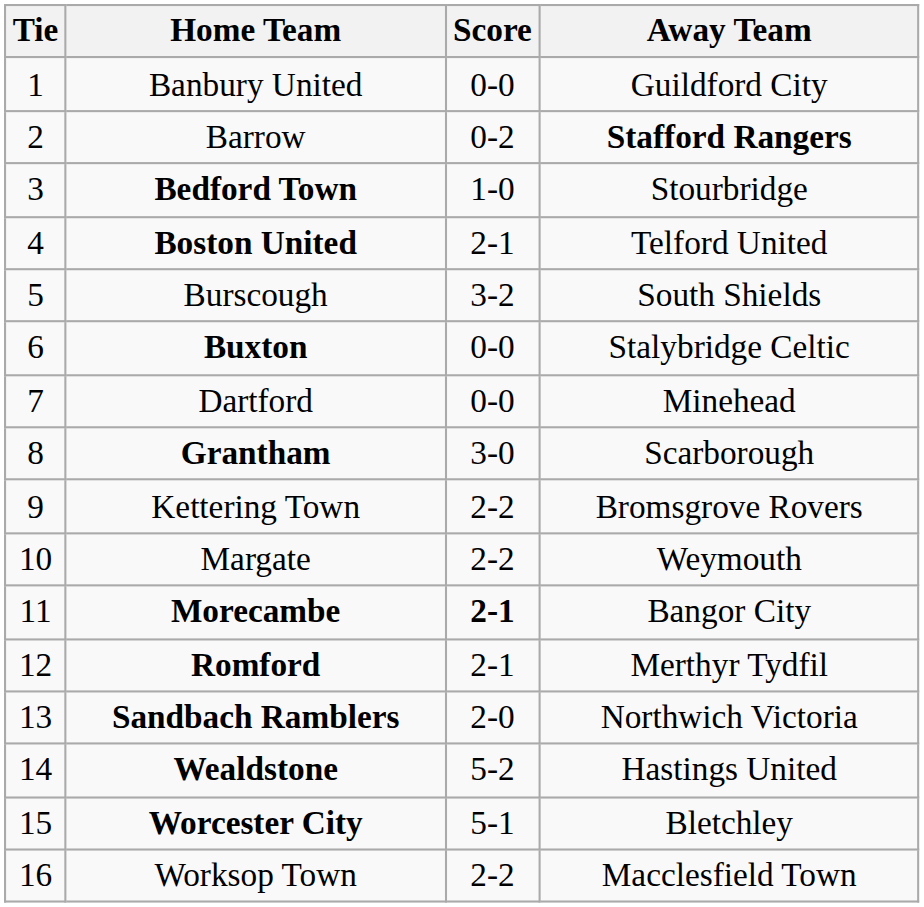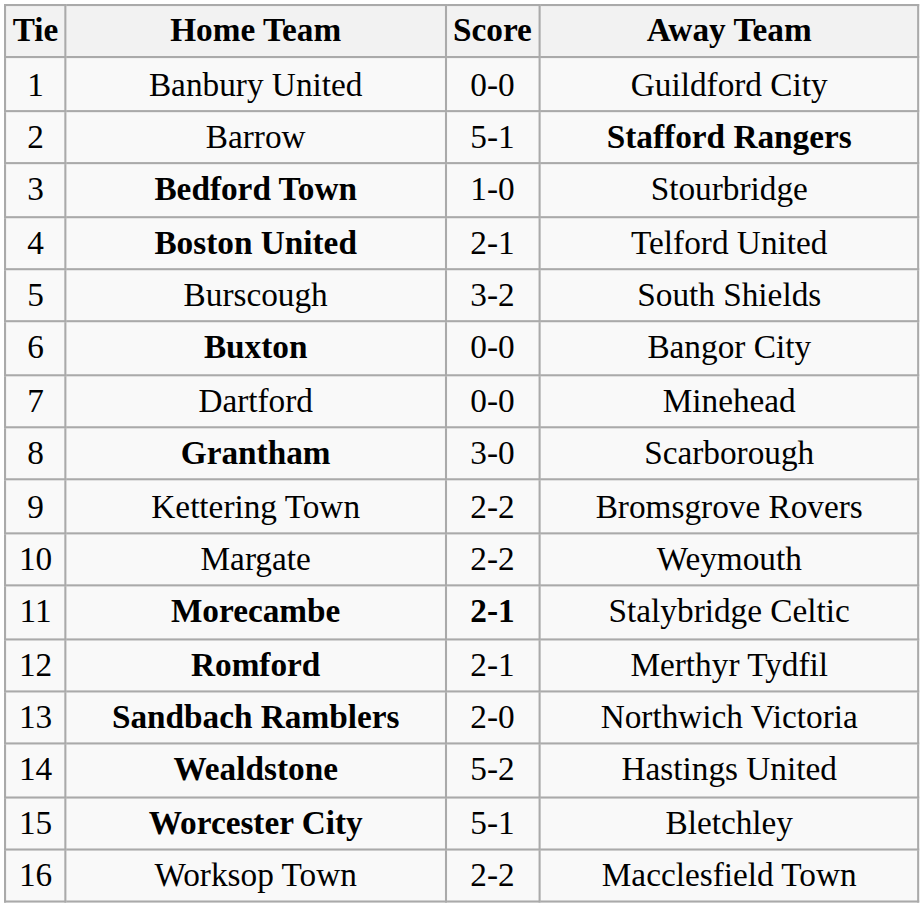(492, 136) 0-2 -> (492, 136) 5-1
(729, 347) Stalybridge Celtic -> (729, 347) Bangor City
(729, 611) Bangor City -> (729, 611) Stalybridge Celtic
